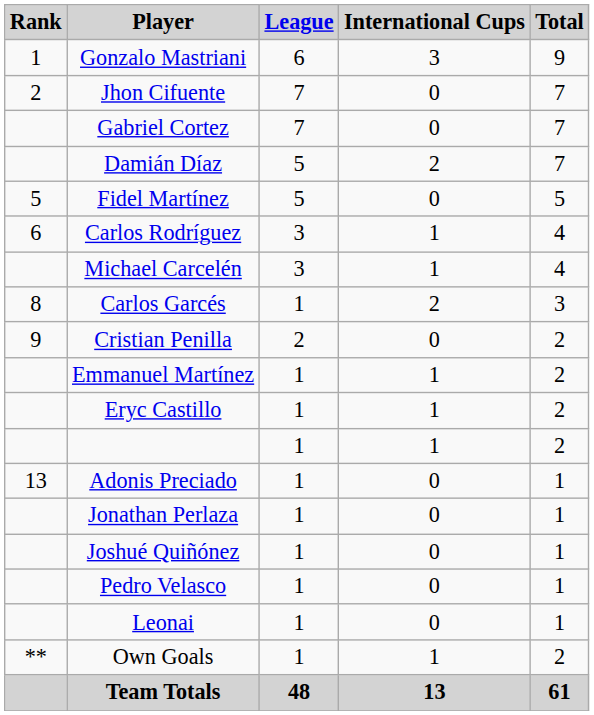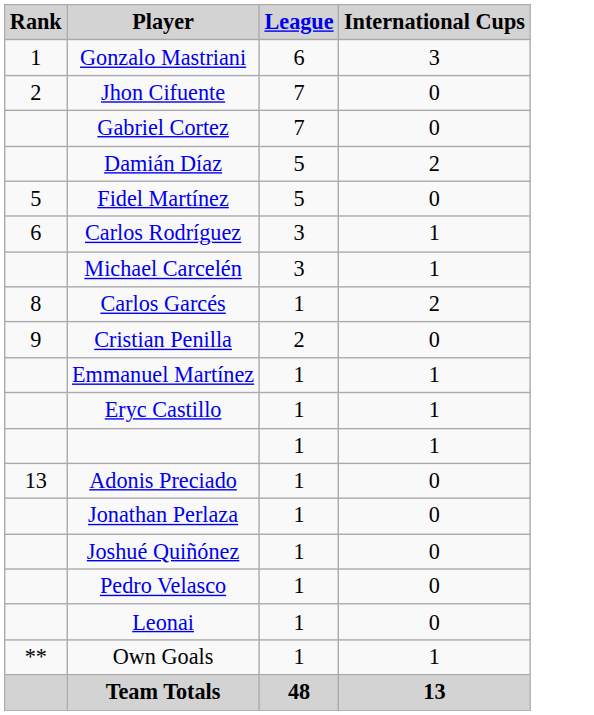- column: (559, 22)
